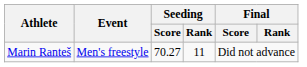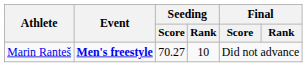(113, 52) normal -> (115, 52) bold
(199, 52) 11 -> (203, 52) 10
